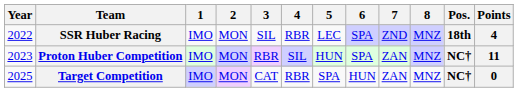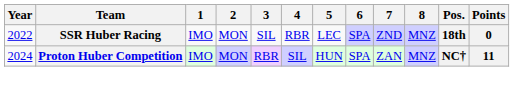(494, 35) 4 -> (489, 35) 0
(20, 55) 2023 -> (20, 55) 2024
- row: (110, 76)
